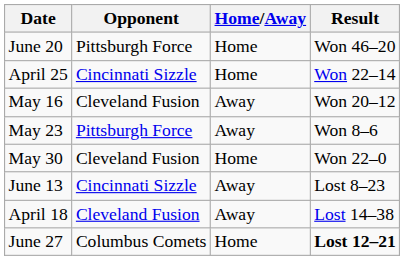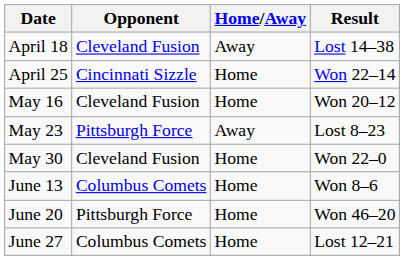rows swapped: (38, 213) <-> (36, 46)
(235, 102) Away -> (236, 102) Home
(346, 130) Won 8–6 -> (350, 130) Lost 8–23
(136, 185) Cincinnati Sizzle -> (141, 185) Columbus Comets
(235, 185) Away -> (236, 185) Home
(350, 185) Lost 8–23 -> (346, 185) Won 8–6
(355, 241) bold -> (354, 241) normal
